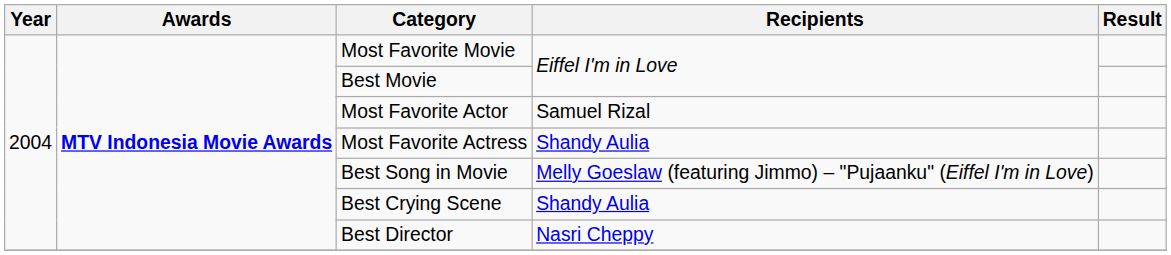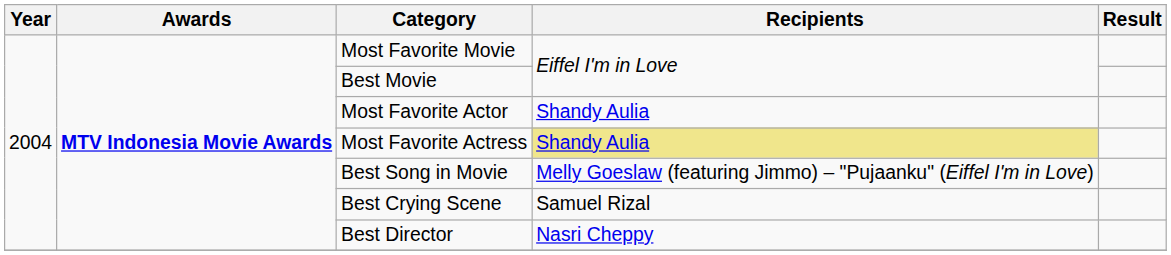(593, 111) Samuel Rizal -> (593, 111) Shandy Aulia
(593, 142) no background -> (593, 142) khaki background
(593, 204) Shandy Aulia -> (593, 204) Samuel Rizal
